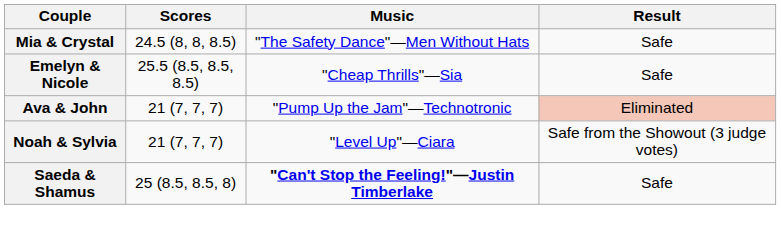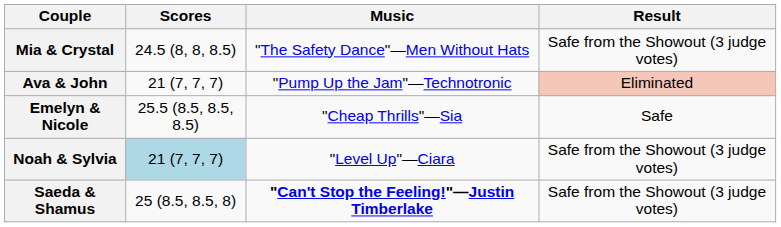(657, 41) Safe -> (657, 50) Safe from the Showout (3 judge votes)
rows swapped: (65, 108) <-> (65, 74)
(186, 141) no background -> (186, 158) lightblue background
(657, 183) Safe -> (657, 200) Safe from the Showout (3 judge votes)
